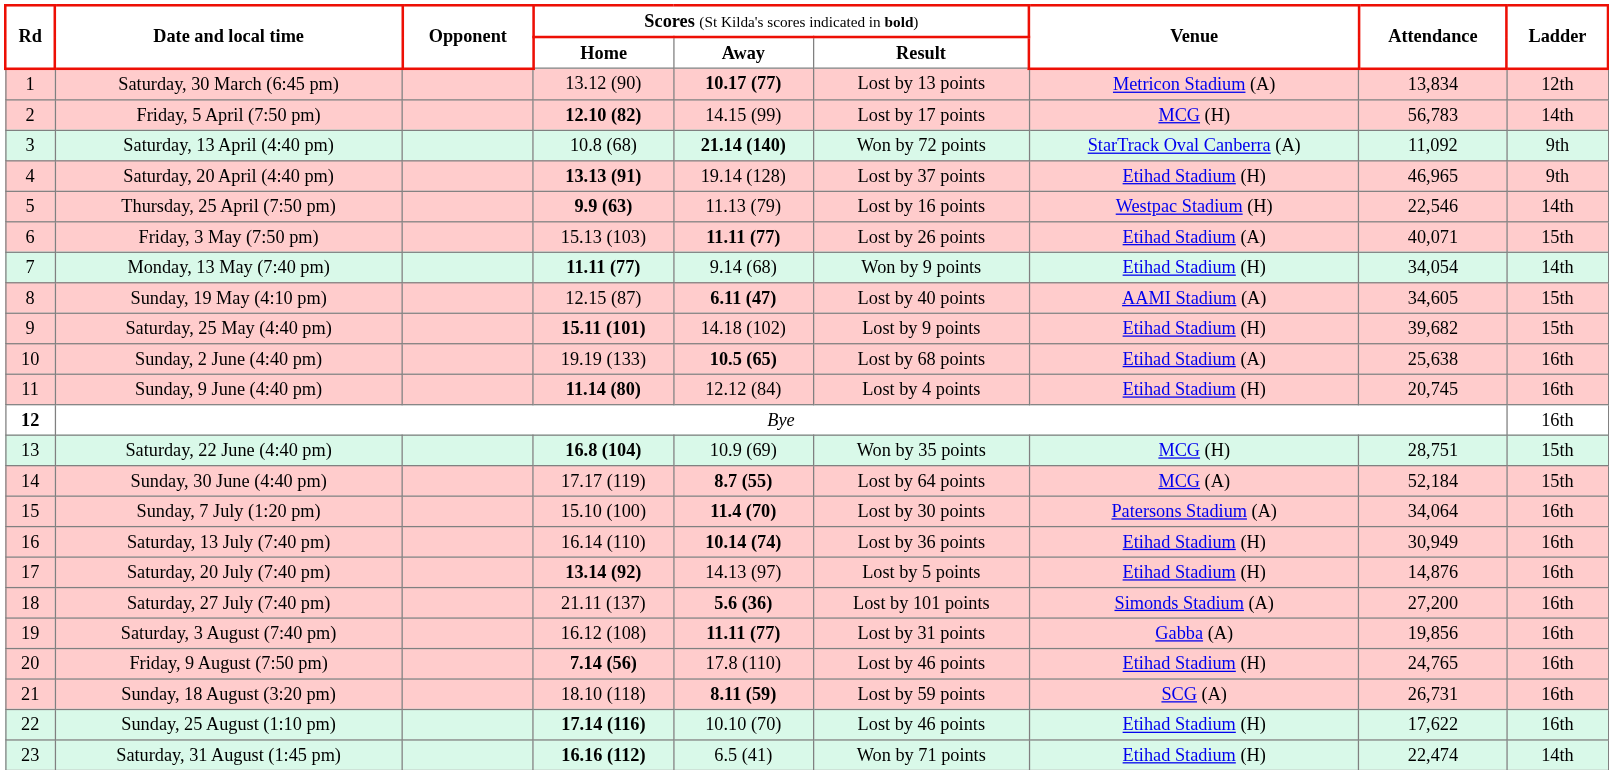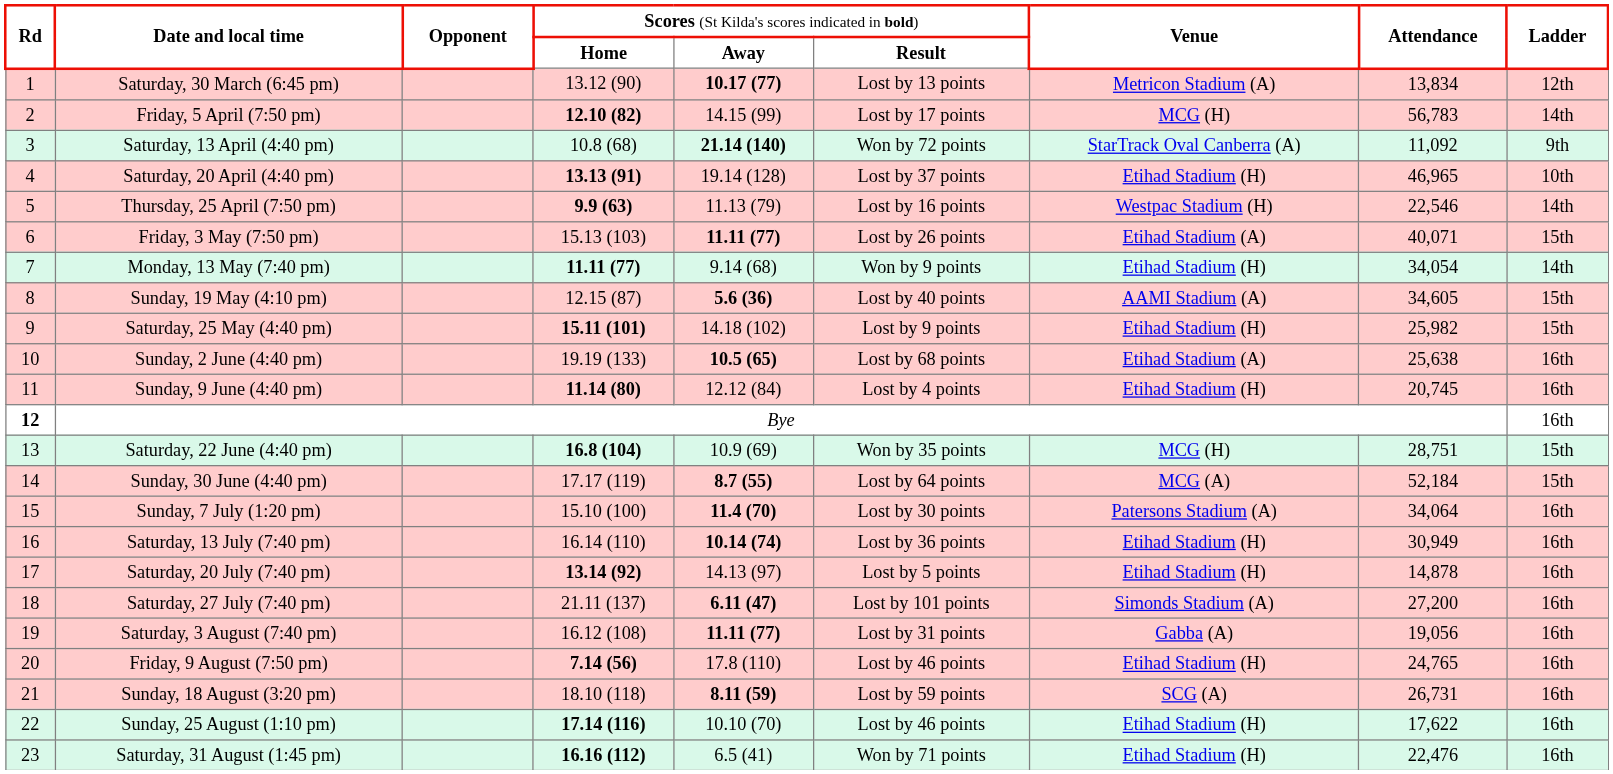(1557, 175) 9th -> (1557, 175) 10th
(743, 297) 6.11 (47) -> (743, 297) 5.6 (36)
(1433, 327) 39,682 -> (1433, 327) 25,982
(1433, 571) 14,876 -> (1433, 571) 14,878
(743, 602) 5.6 (36) -> (743, 602) 6.11 (47)
(1433, 632) 19,856 -> (1433, 632) 19,056
(1433, 754) 22,474 -> (1433, 754) 22,476
(1557, 754) 14th -> (1557, 754) 16th
